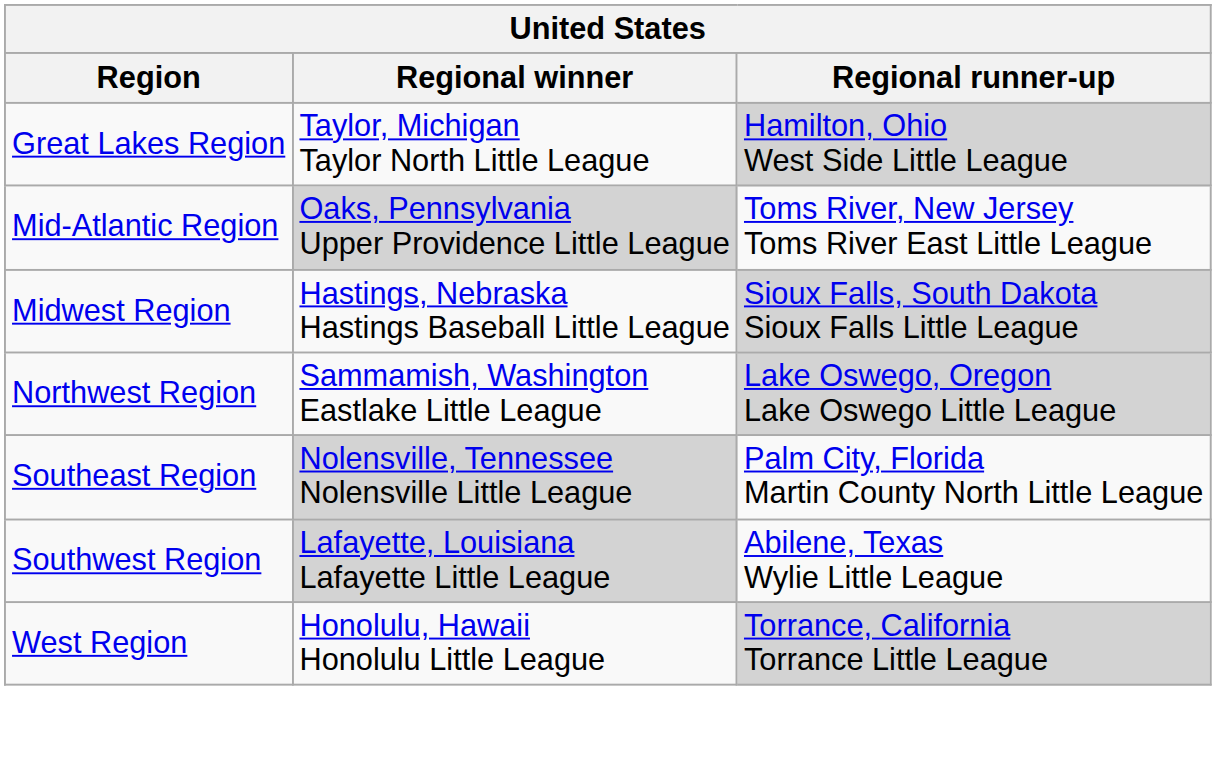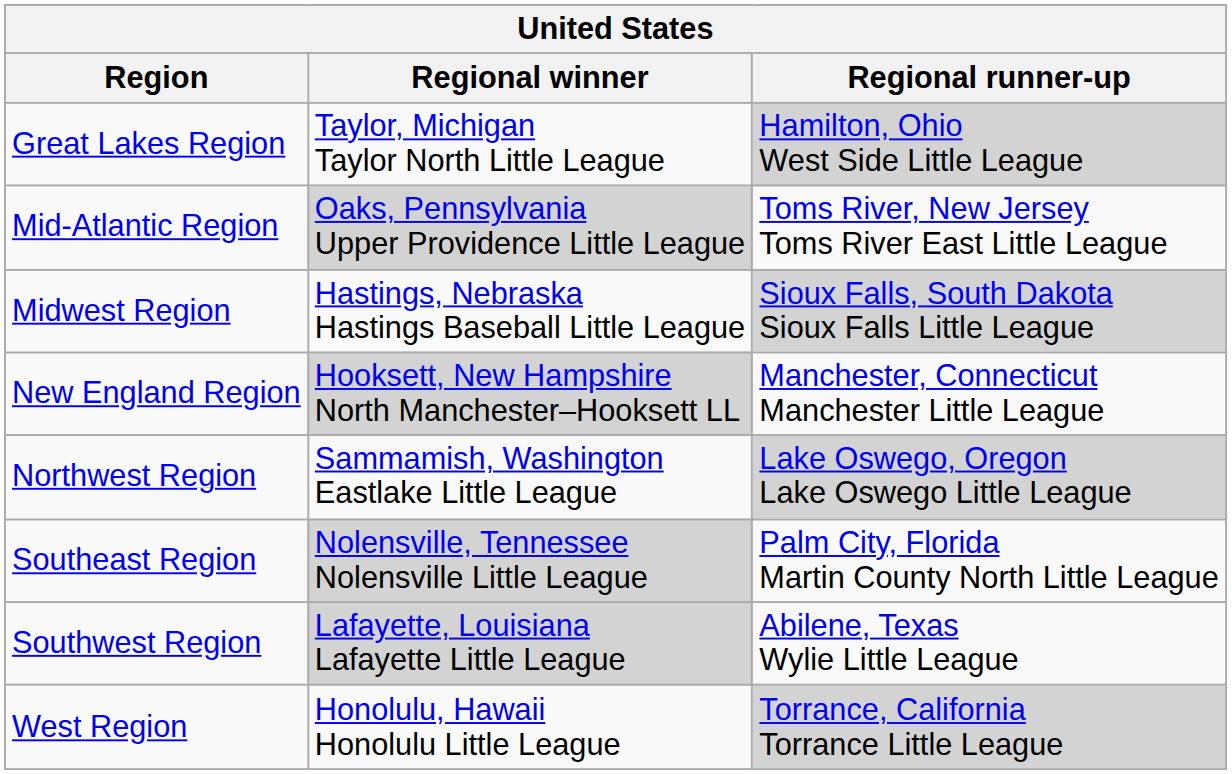+ row: (156, 393)
